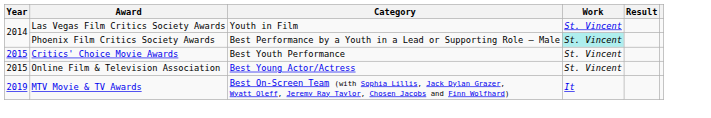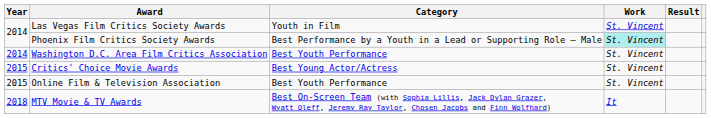+ row: (150, 54)
(287, 54) Best Youth Performance -> (335, 68) Best Young Actor/Actress
(293, 68) Best Young Actor/Actress -> (329, 82) Best Youth Performance
(17, 87) 2019 -> (17, 102) 2018
